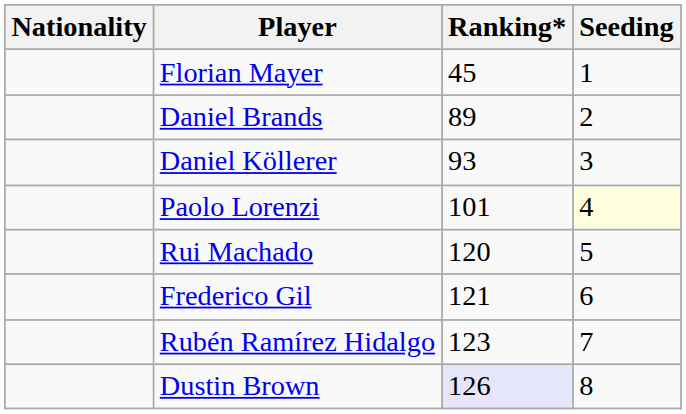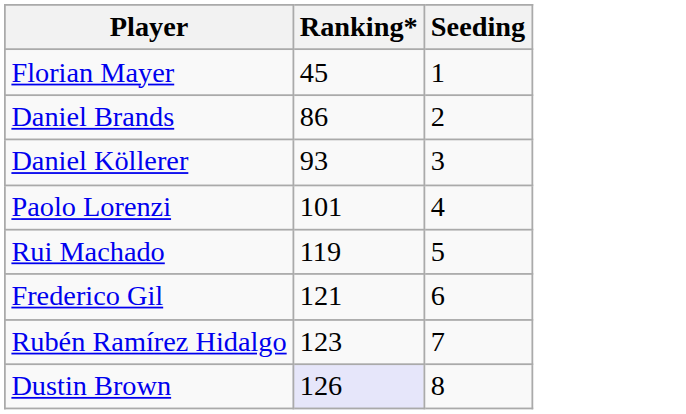- column: (79, 26)
(462, 116) 89 -> (314, 116) 86
(586, 206) lightyellow background -> (438, 206) no background
(469, 251) 120 -> (320, 251) 119
